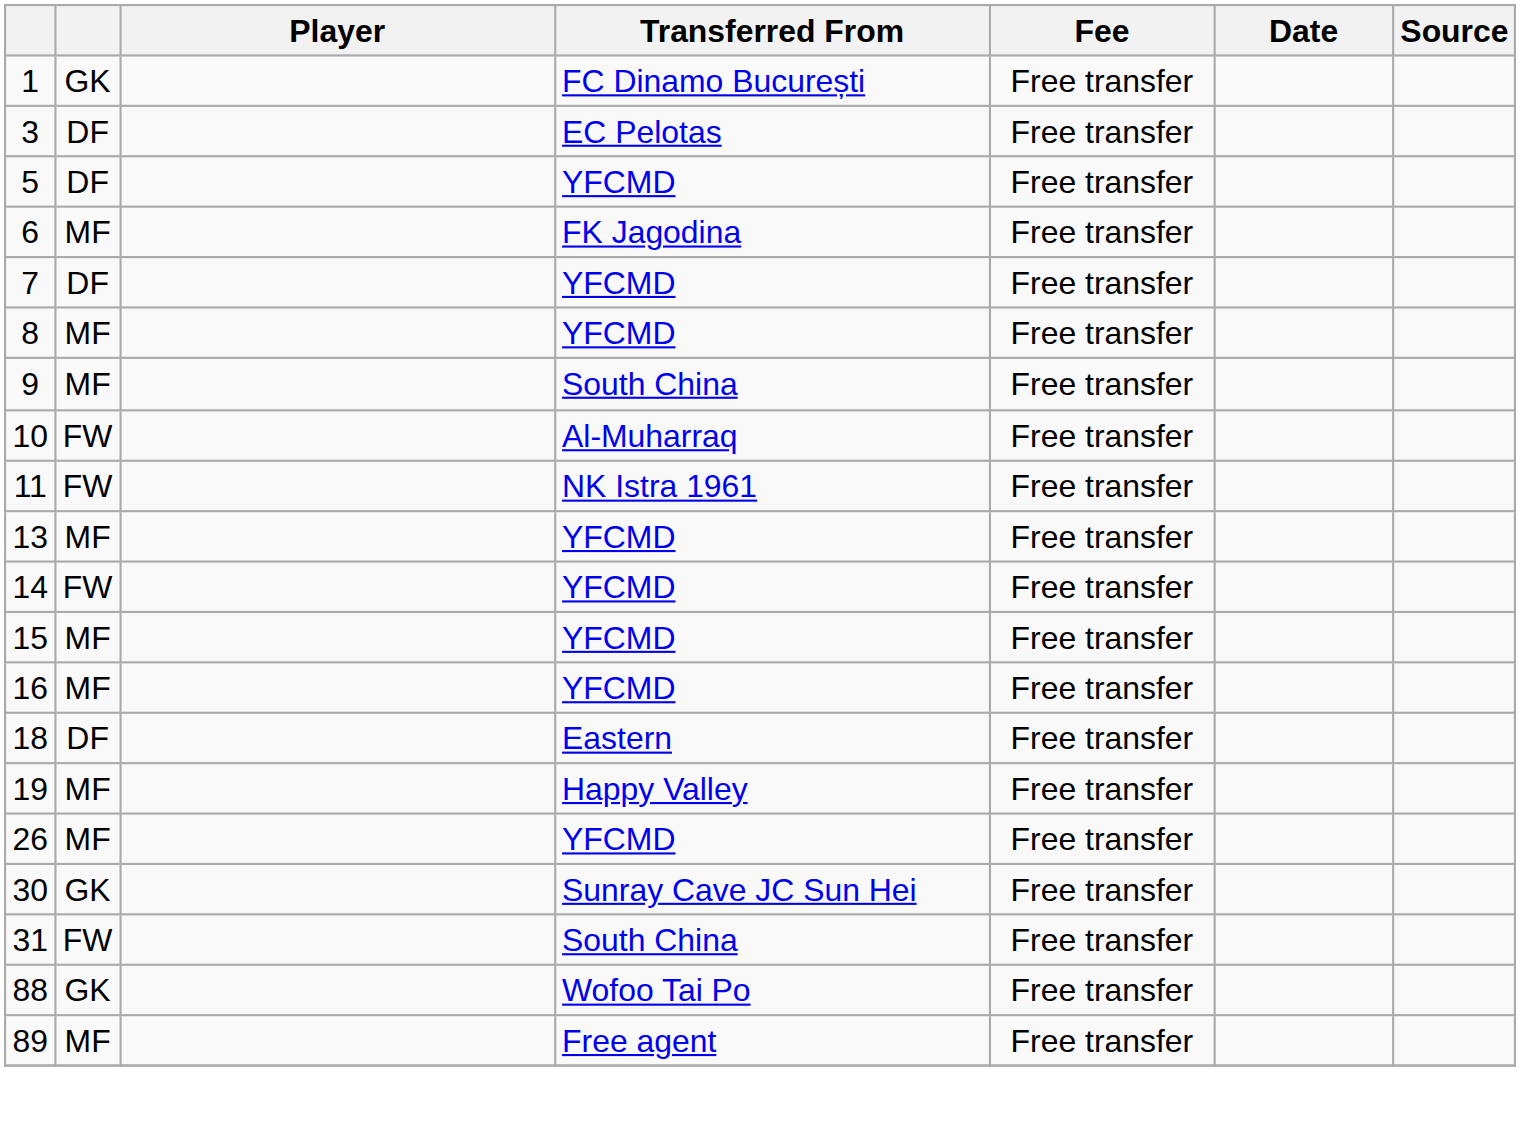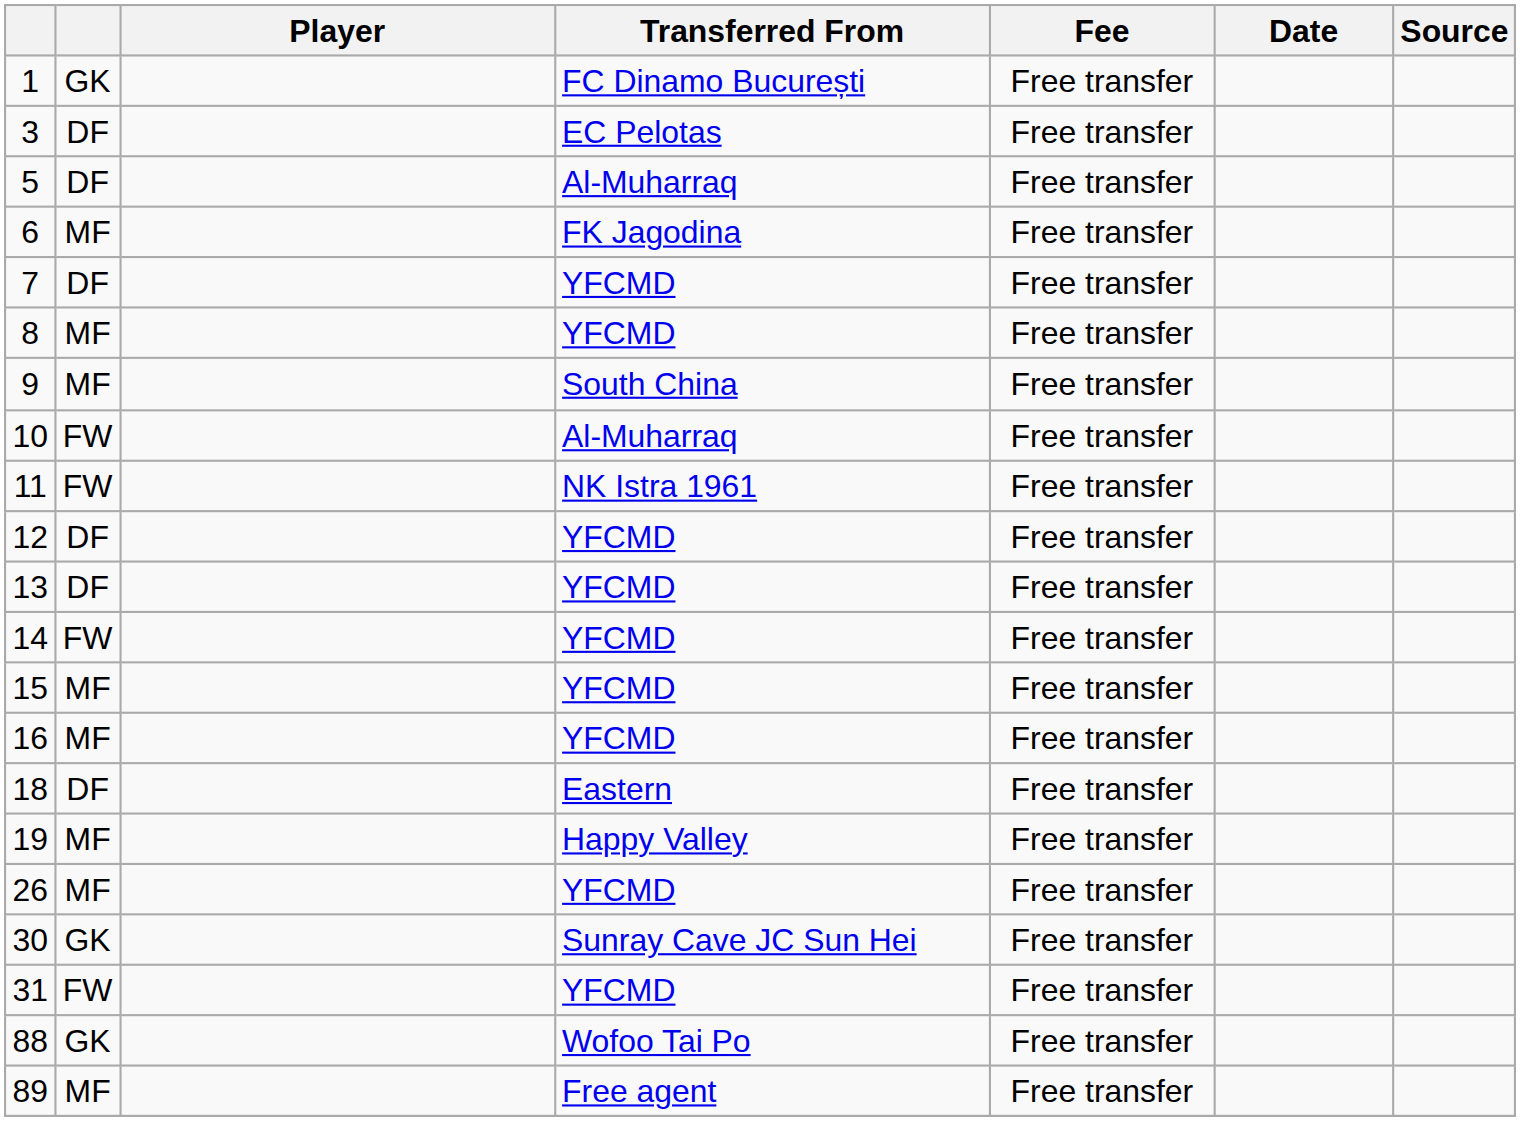(619, 182) YFCMD -> (650, 182) Al-Muharraq
+ row: (30, 536)
(88, 536) MF -> (88, 586) DF
(650, 940) South China -> (619, 991) YFCMD
